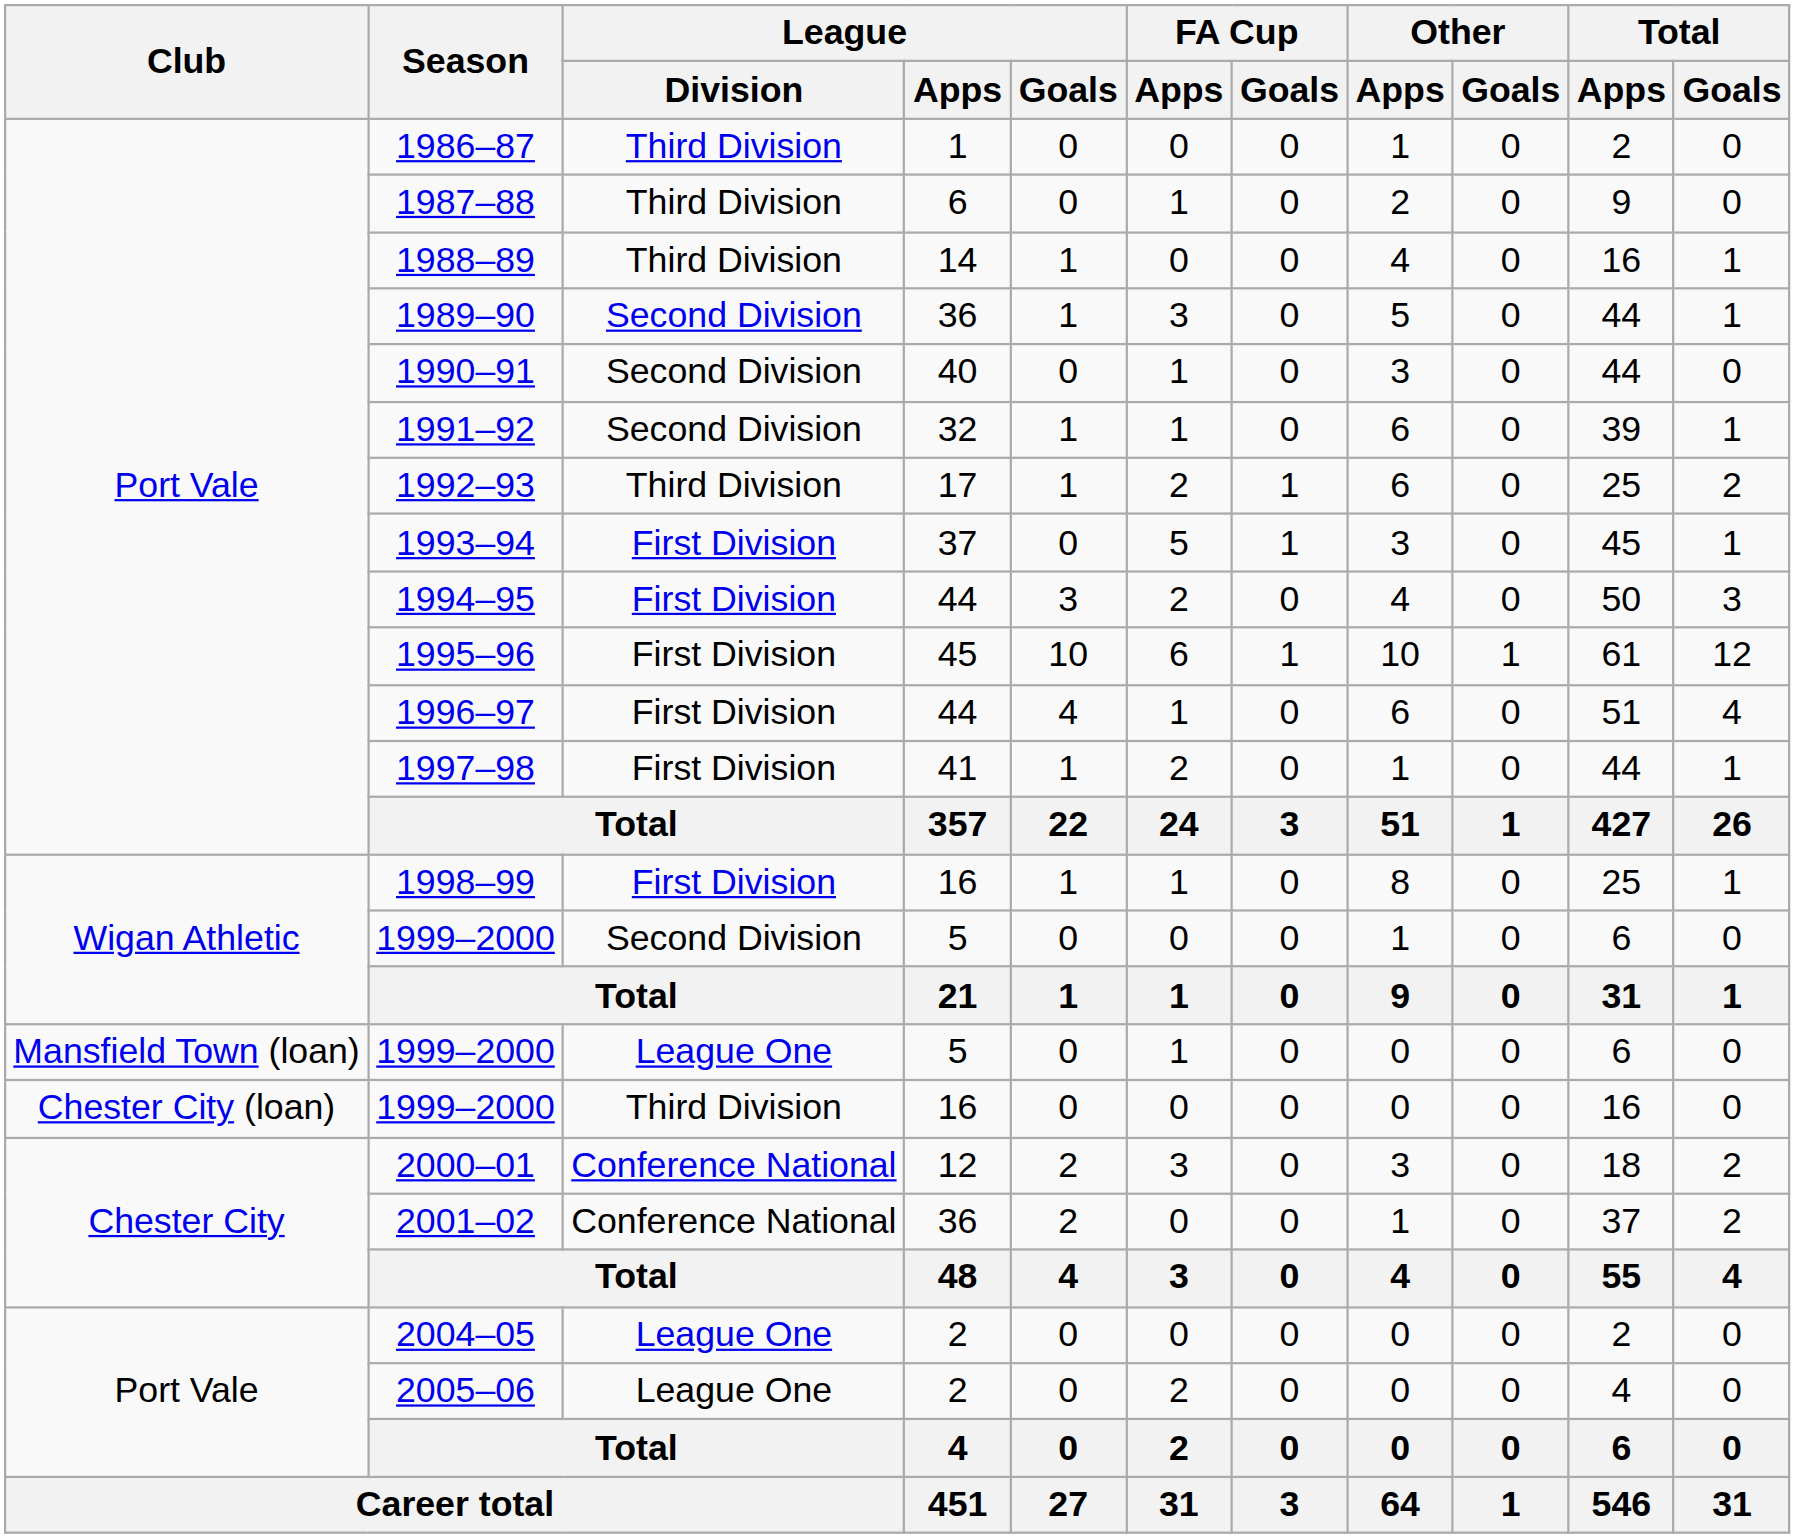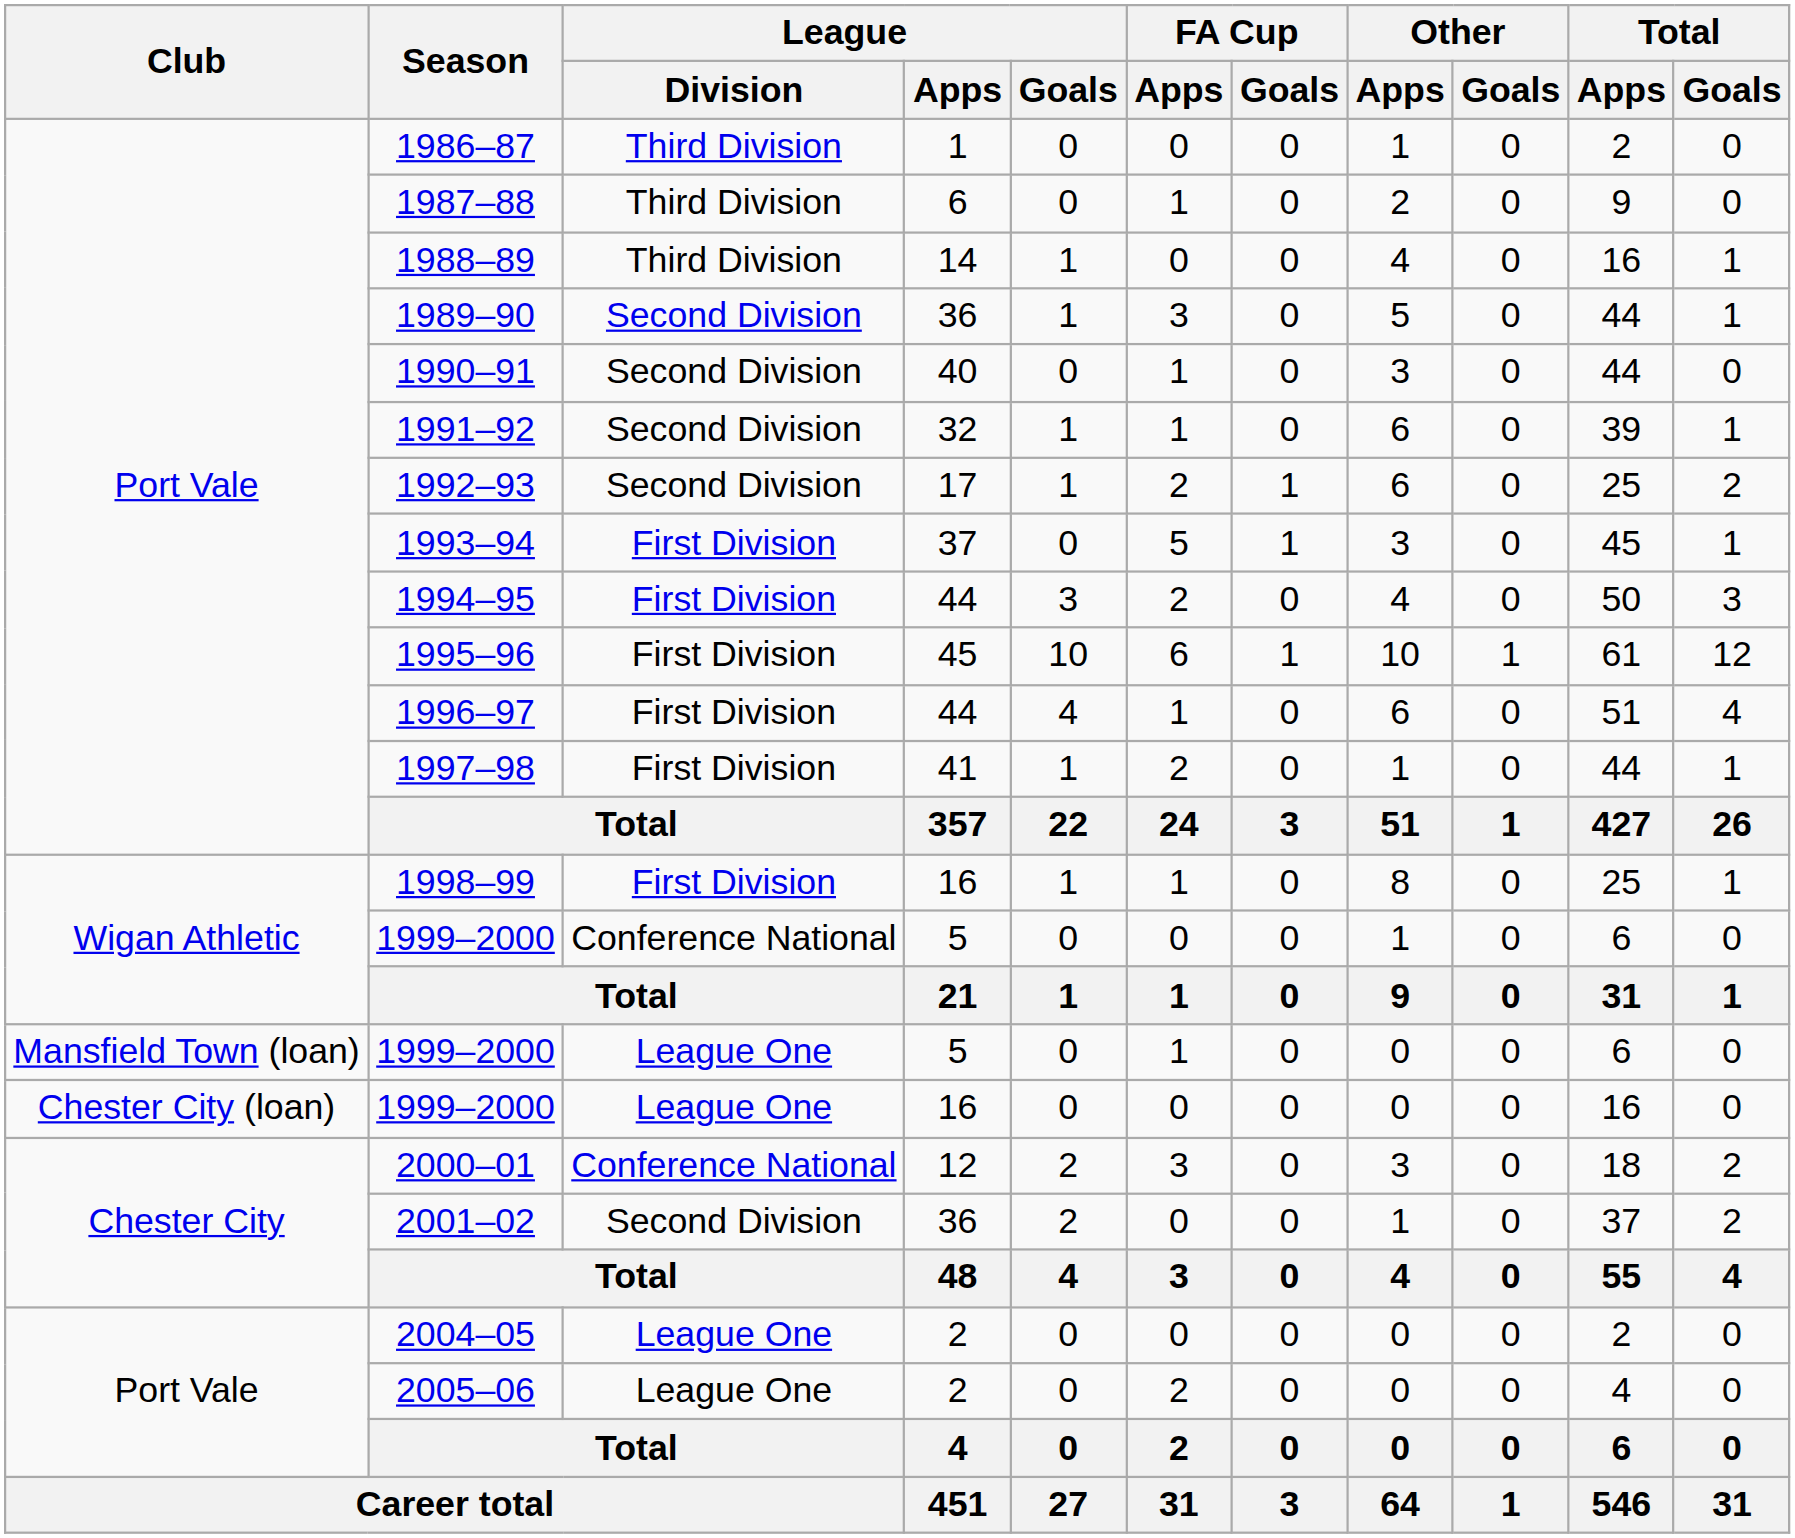(734, 485) Third Division -> (734, 485) Second Division
(734, 938) Second Division -> (734, 938) Conference National
(734, 1107) Third Division -> (734, 1107) League One
(734, 1221) Conference National -> (734, 1221) Second Division
